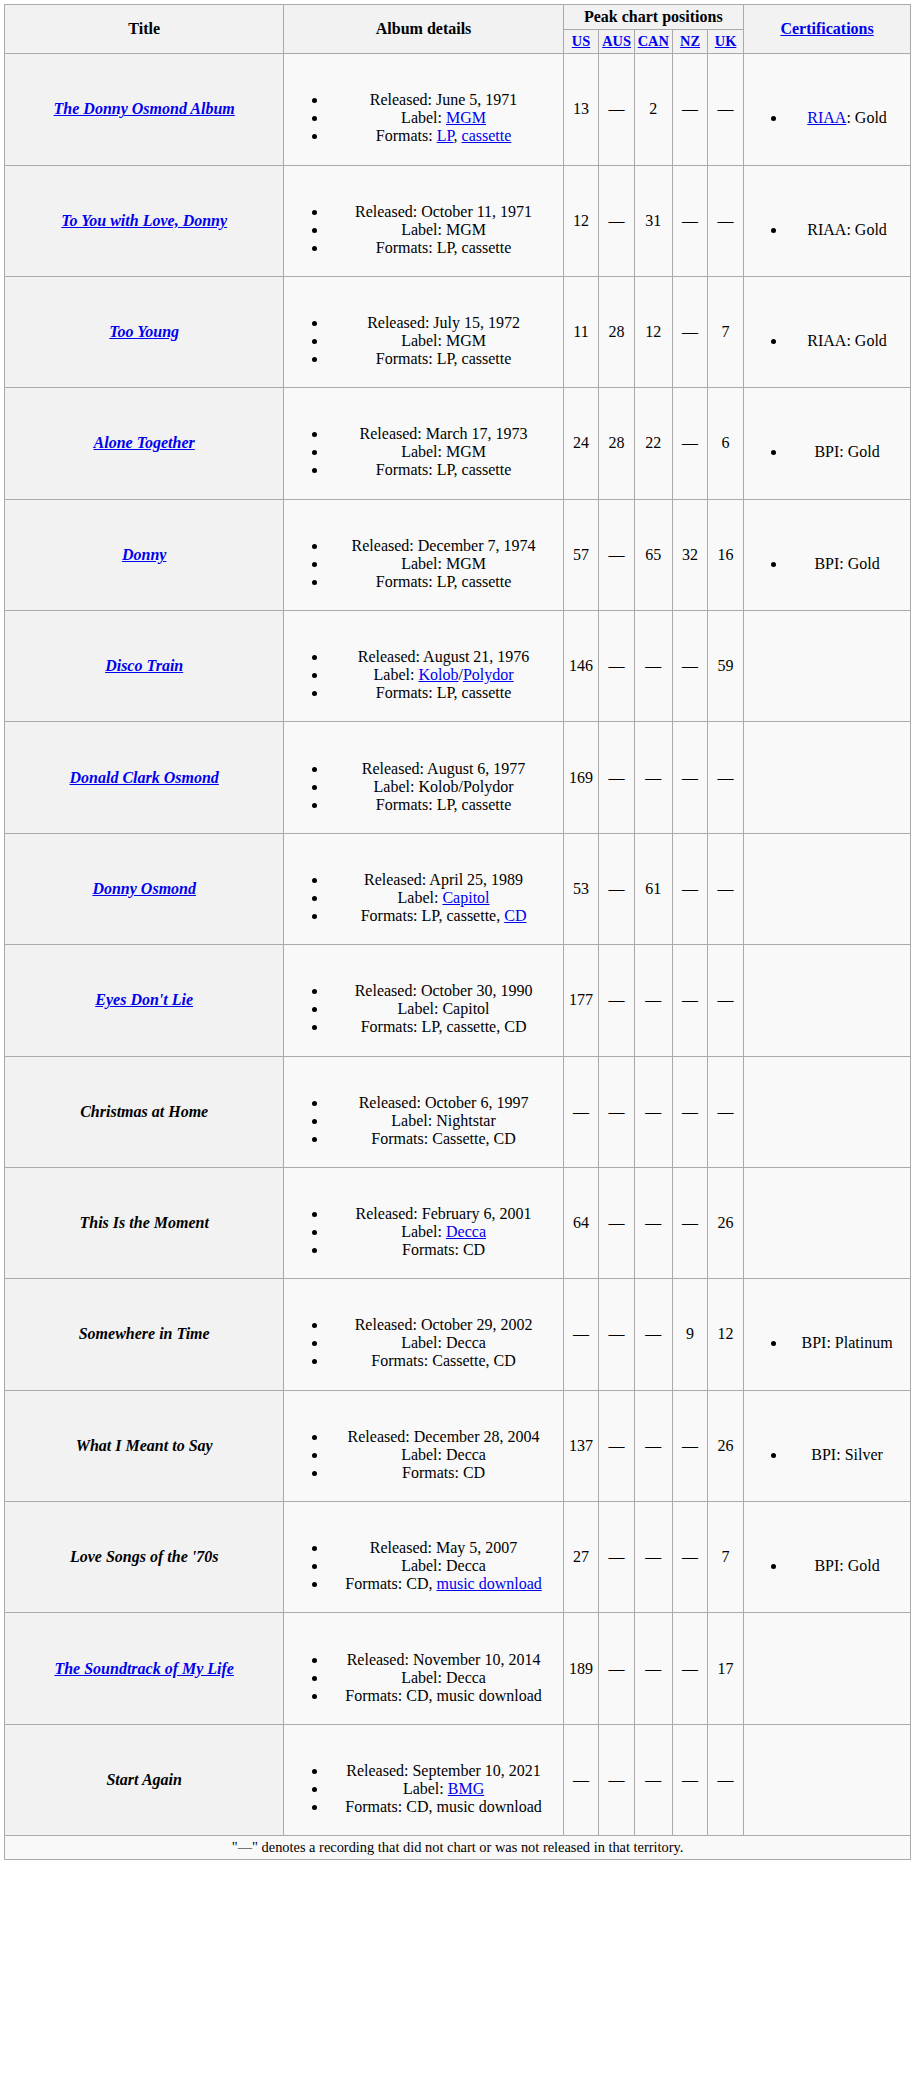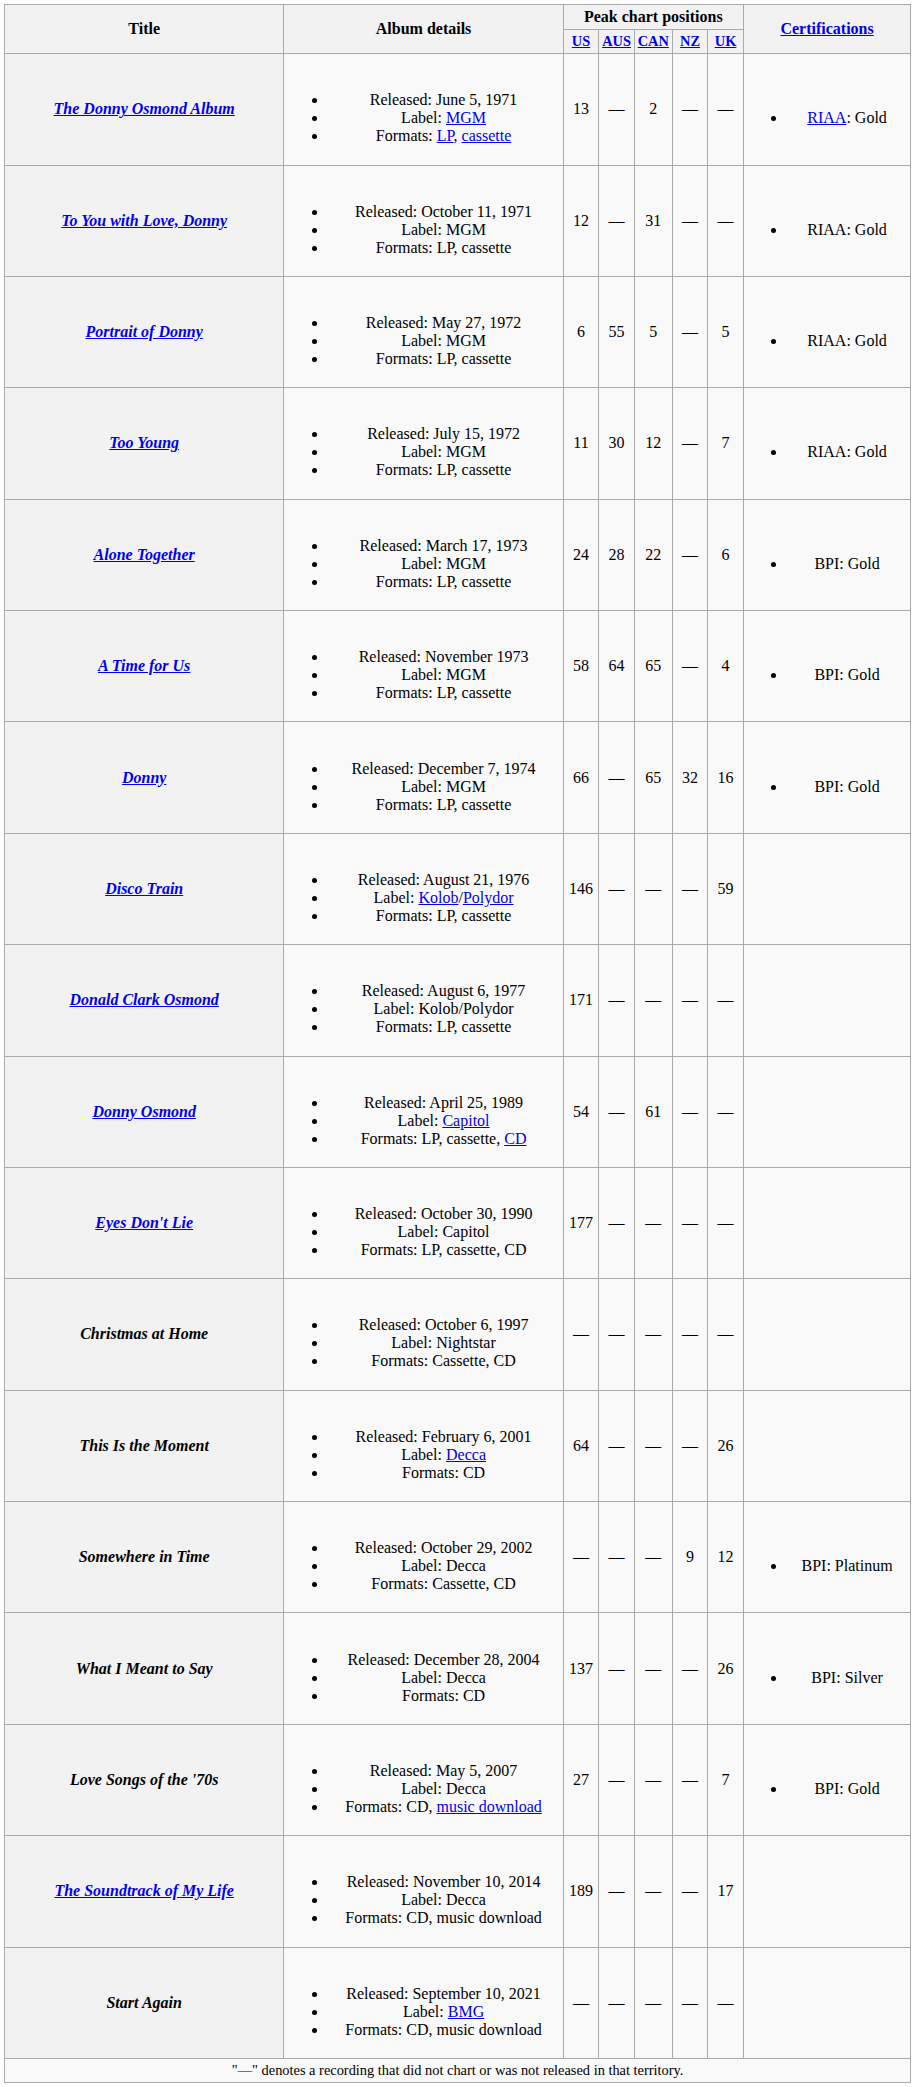+ row: (144, 332)
(617, 332) 28 -> (617, 443) 30
+ row: (144, 666)
(581, 554) 57 -> (581, 777) 66
(581, 777) 169 -> (581, 1000) 171
(581, 888) 53 -> (581, 1111) 54
